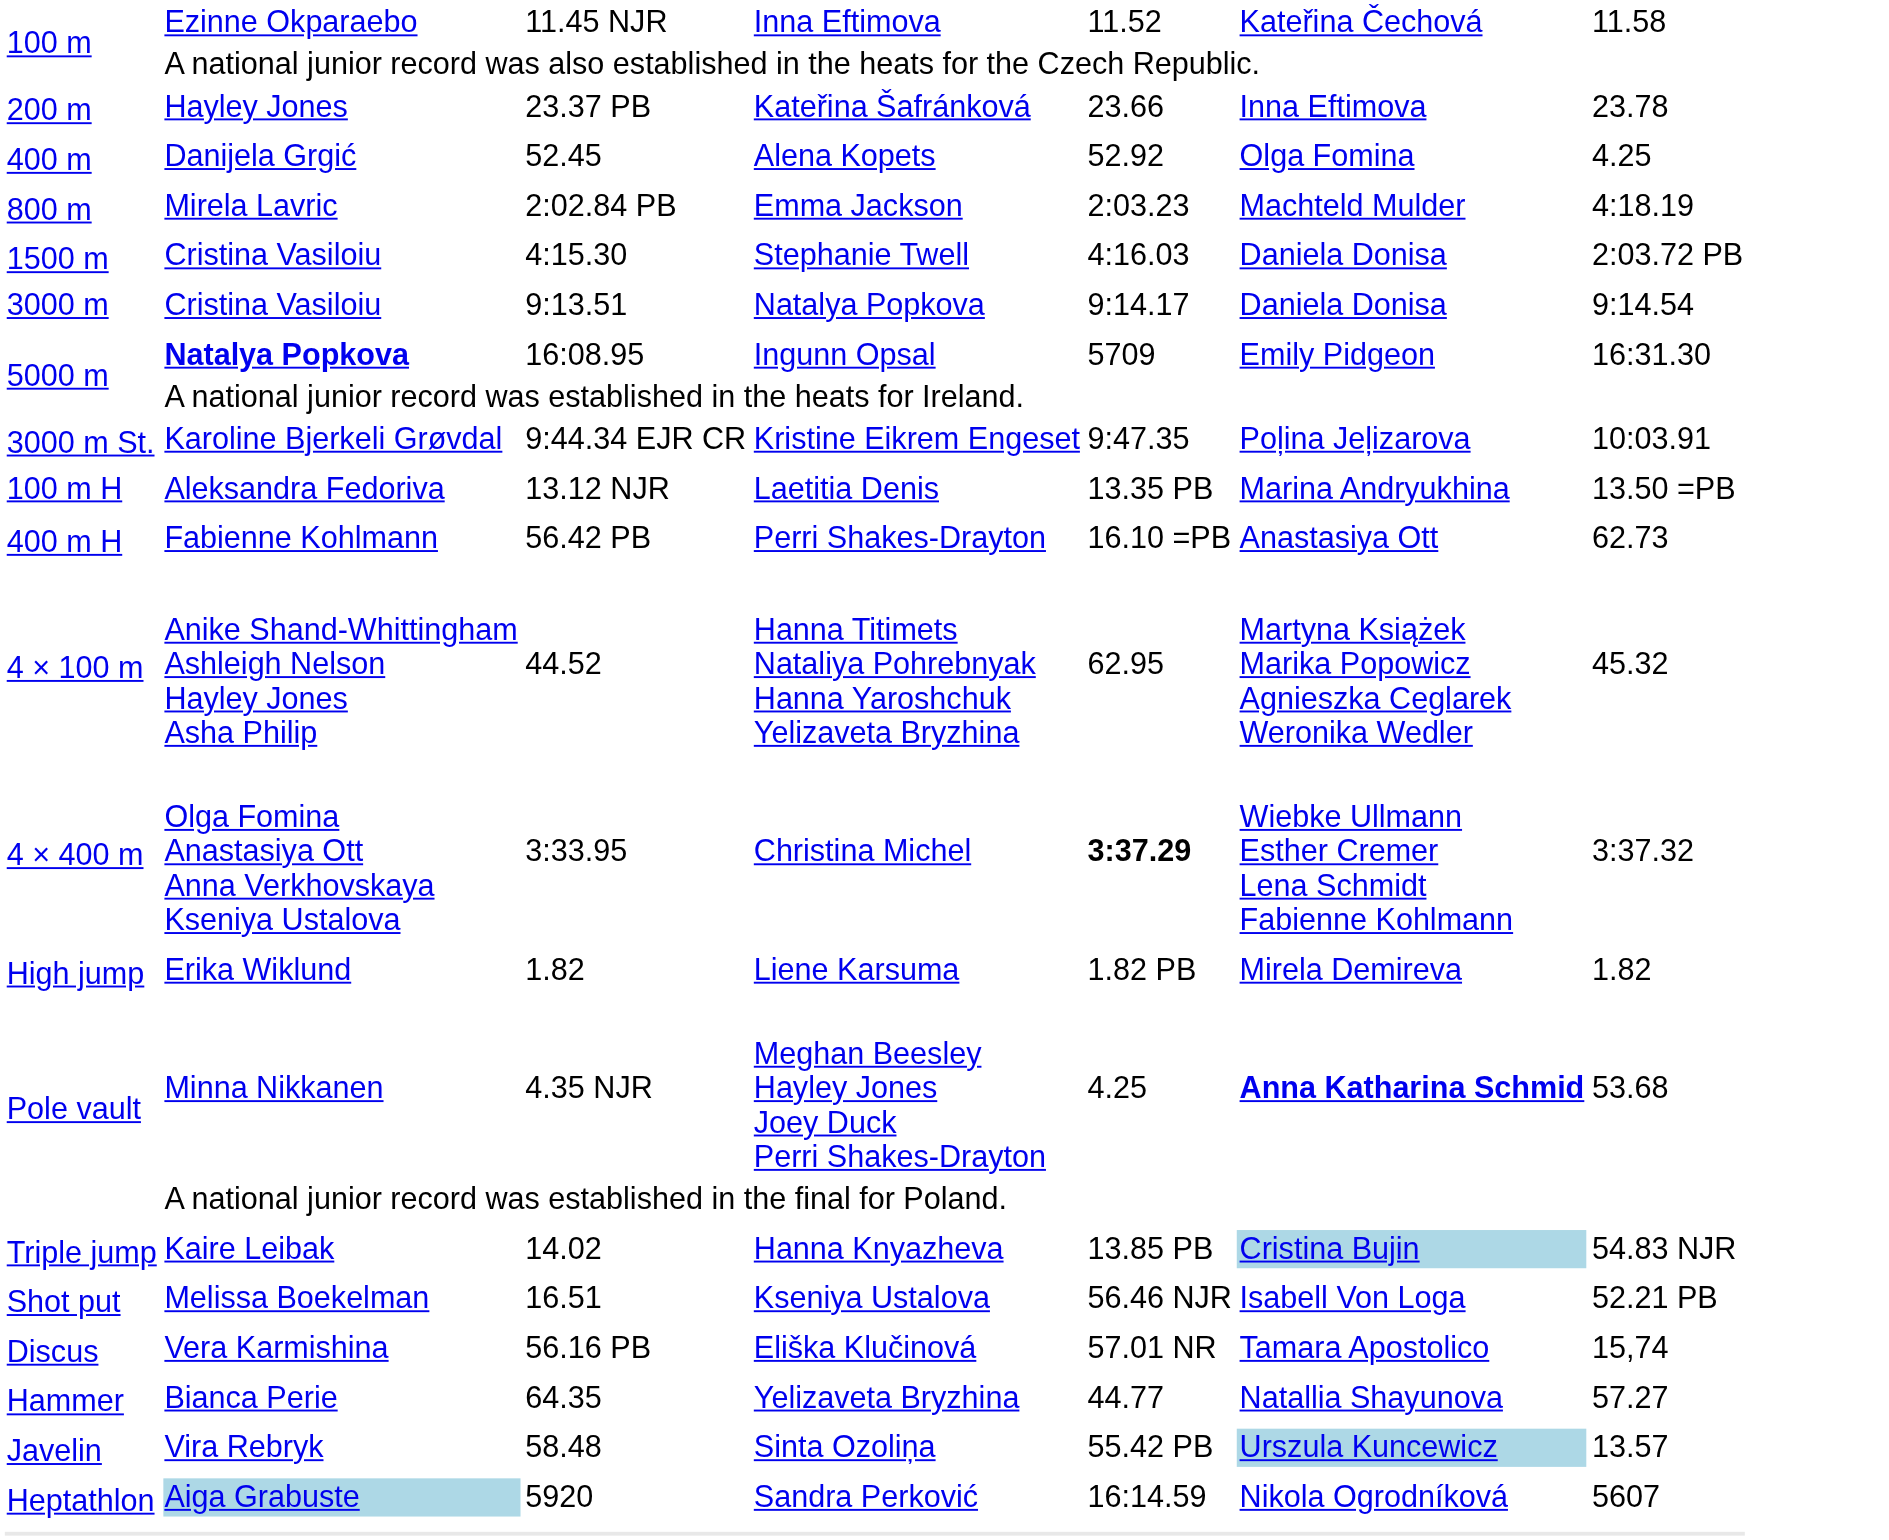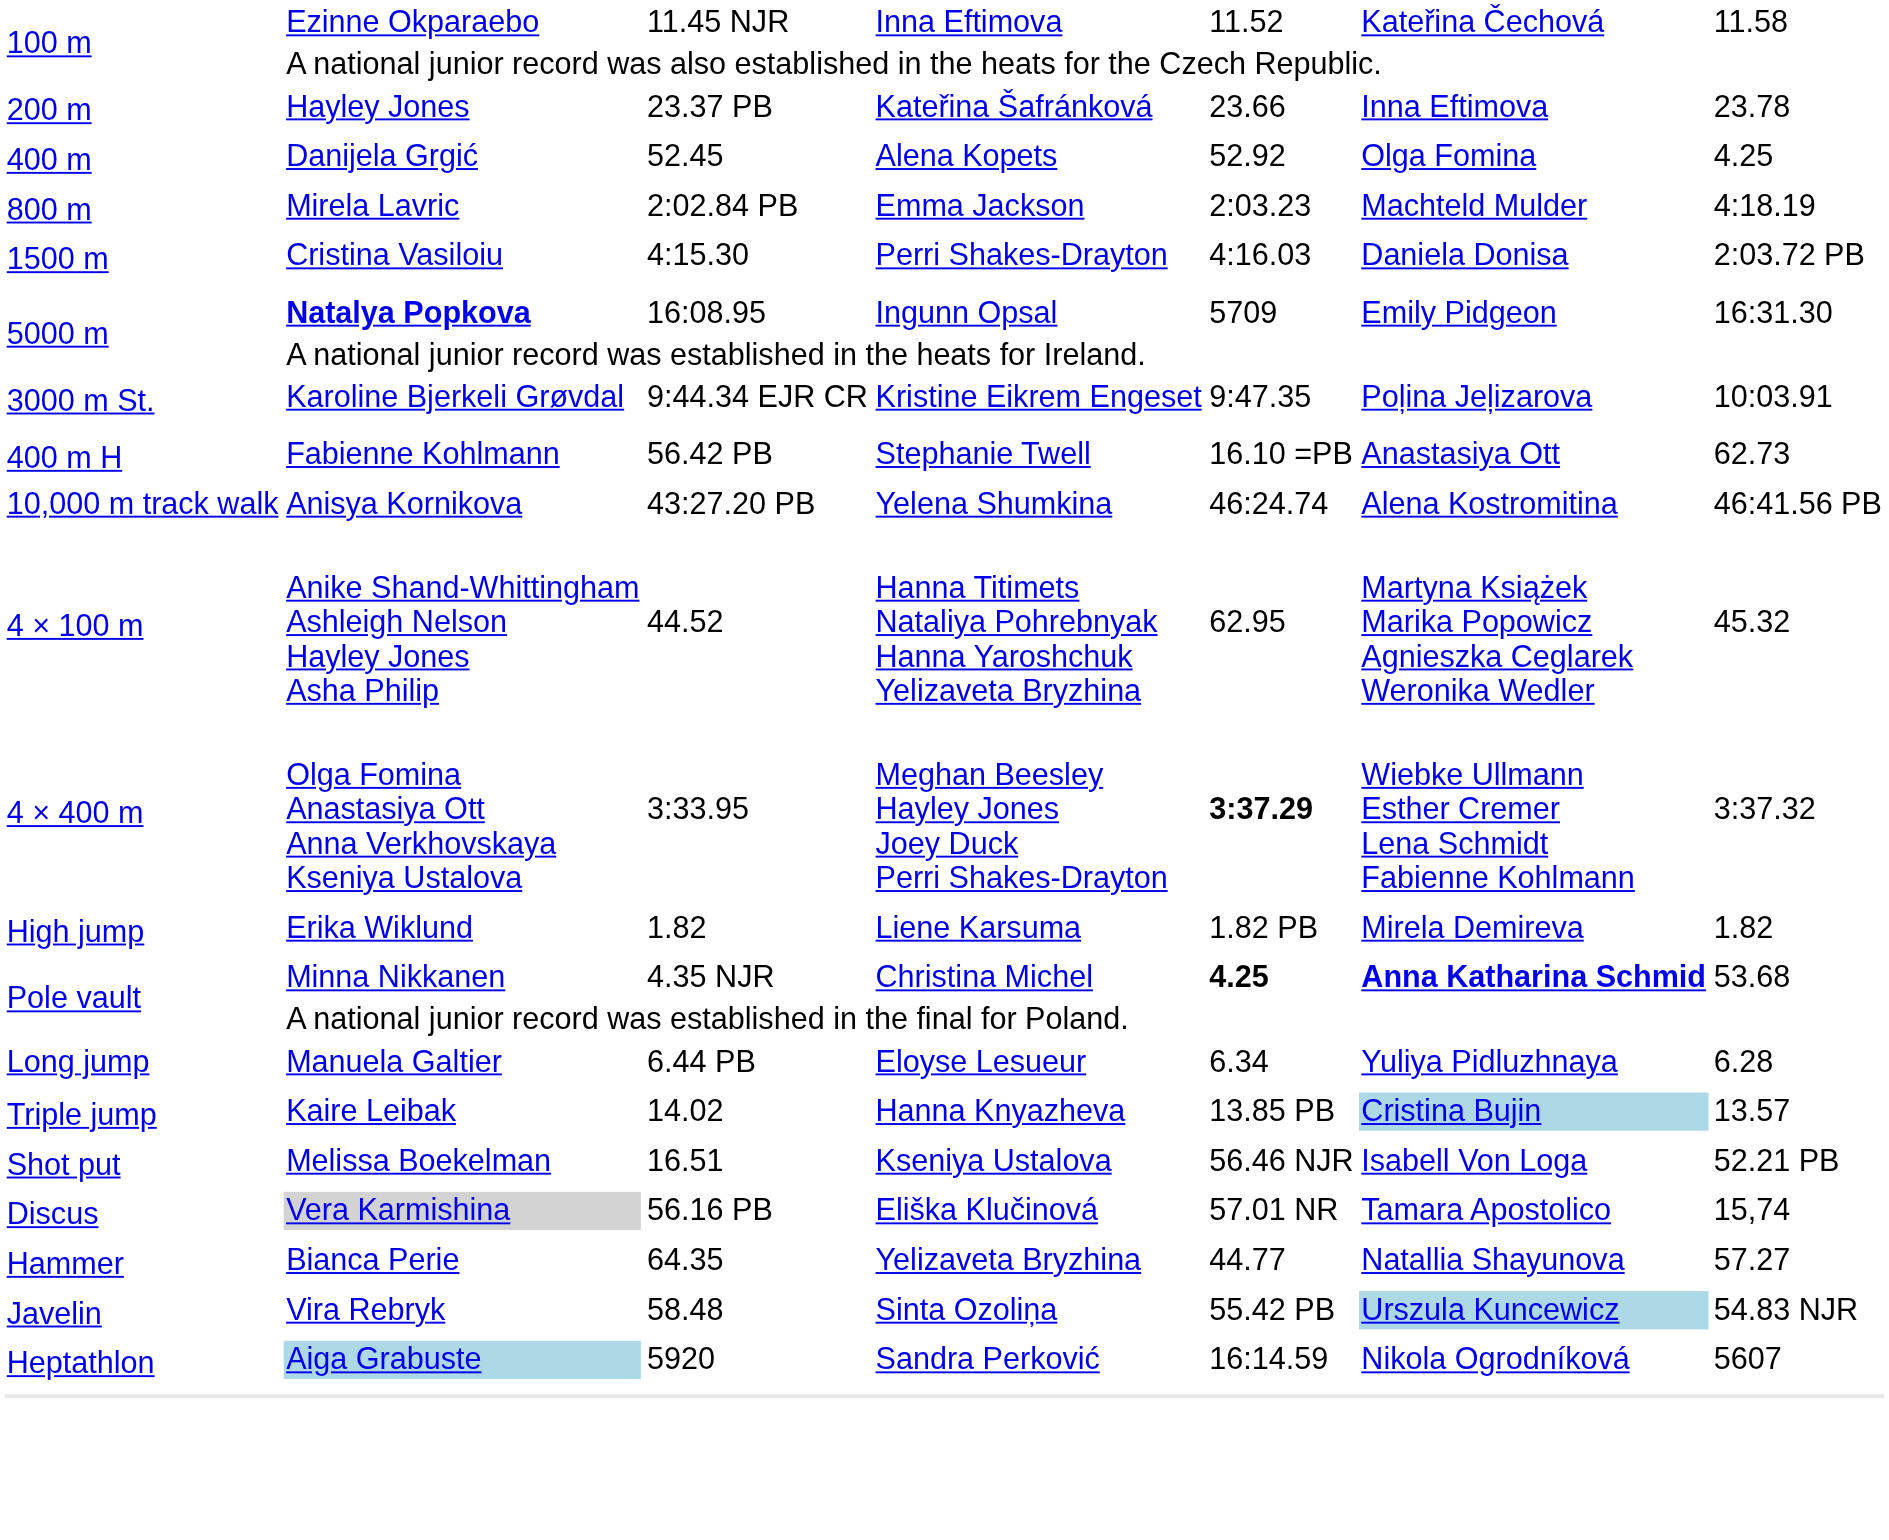(861, 255) Stephanie Twell -> (1022, 255) Perri Shakes-Drayton
- row: (58, 305)
- row: (64, 488)
(900, 538) Perri Shakes-Drayton -> (983, 454) Stephanie Twell
+ row: (143, 503)
(862, 851) Christina Michel -> (1022, 826) Meghan Beesley Hayley Jones Joey Duck Perri Shakes-Drayton
(900, 1105) Meghan Beesley Hayley Jones Joey Duck Perri Shakes-Drayton -> (984, 977) Christina Michel
(1117, 1088) normal -> (1239, 977) bold
+ row: (78, 1061)
(1664, 1248) 54.83 NJR -> (1752, 1111) 13.57
(277, 1348) no background -> (398, 1210) lightgrey background
(1630, 1447) 13.57 -> (1786, 1309) 54.83 NJR
